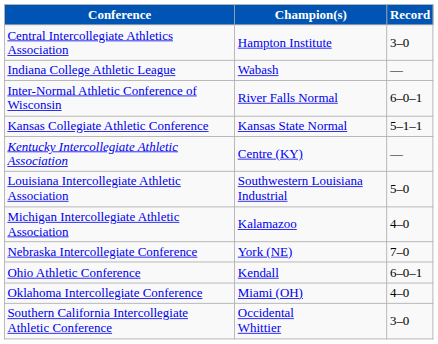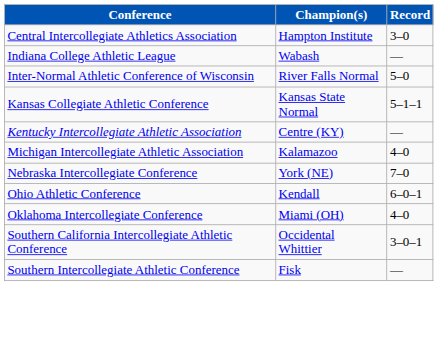(406, 98) 6–0–1 -> (400, 76) 5–0
- row: (94, 189)
(400, 321) 3–0 -> (406, 242) 3–0–1
+ row: (123, 270)
